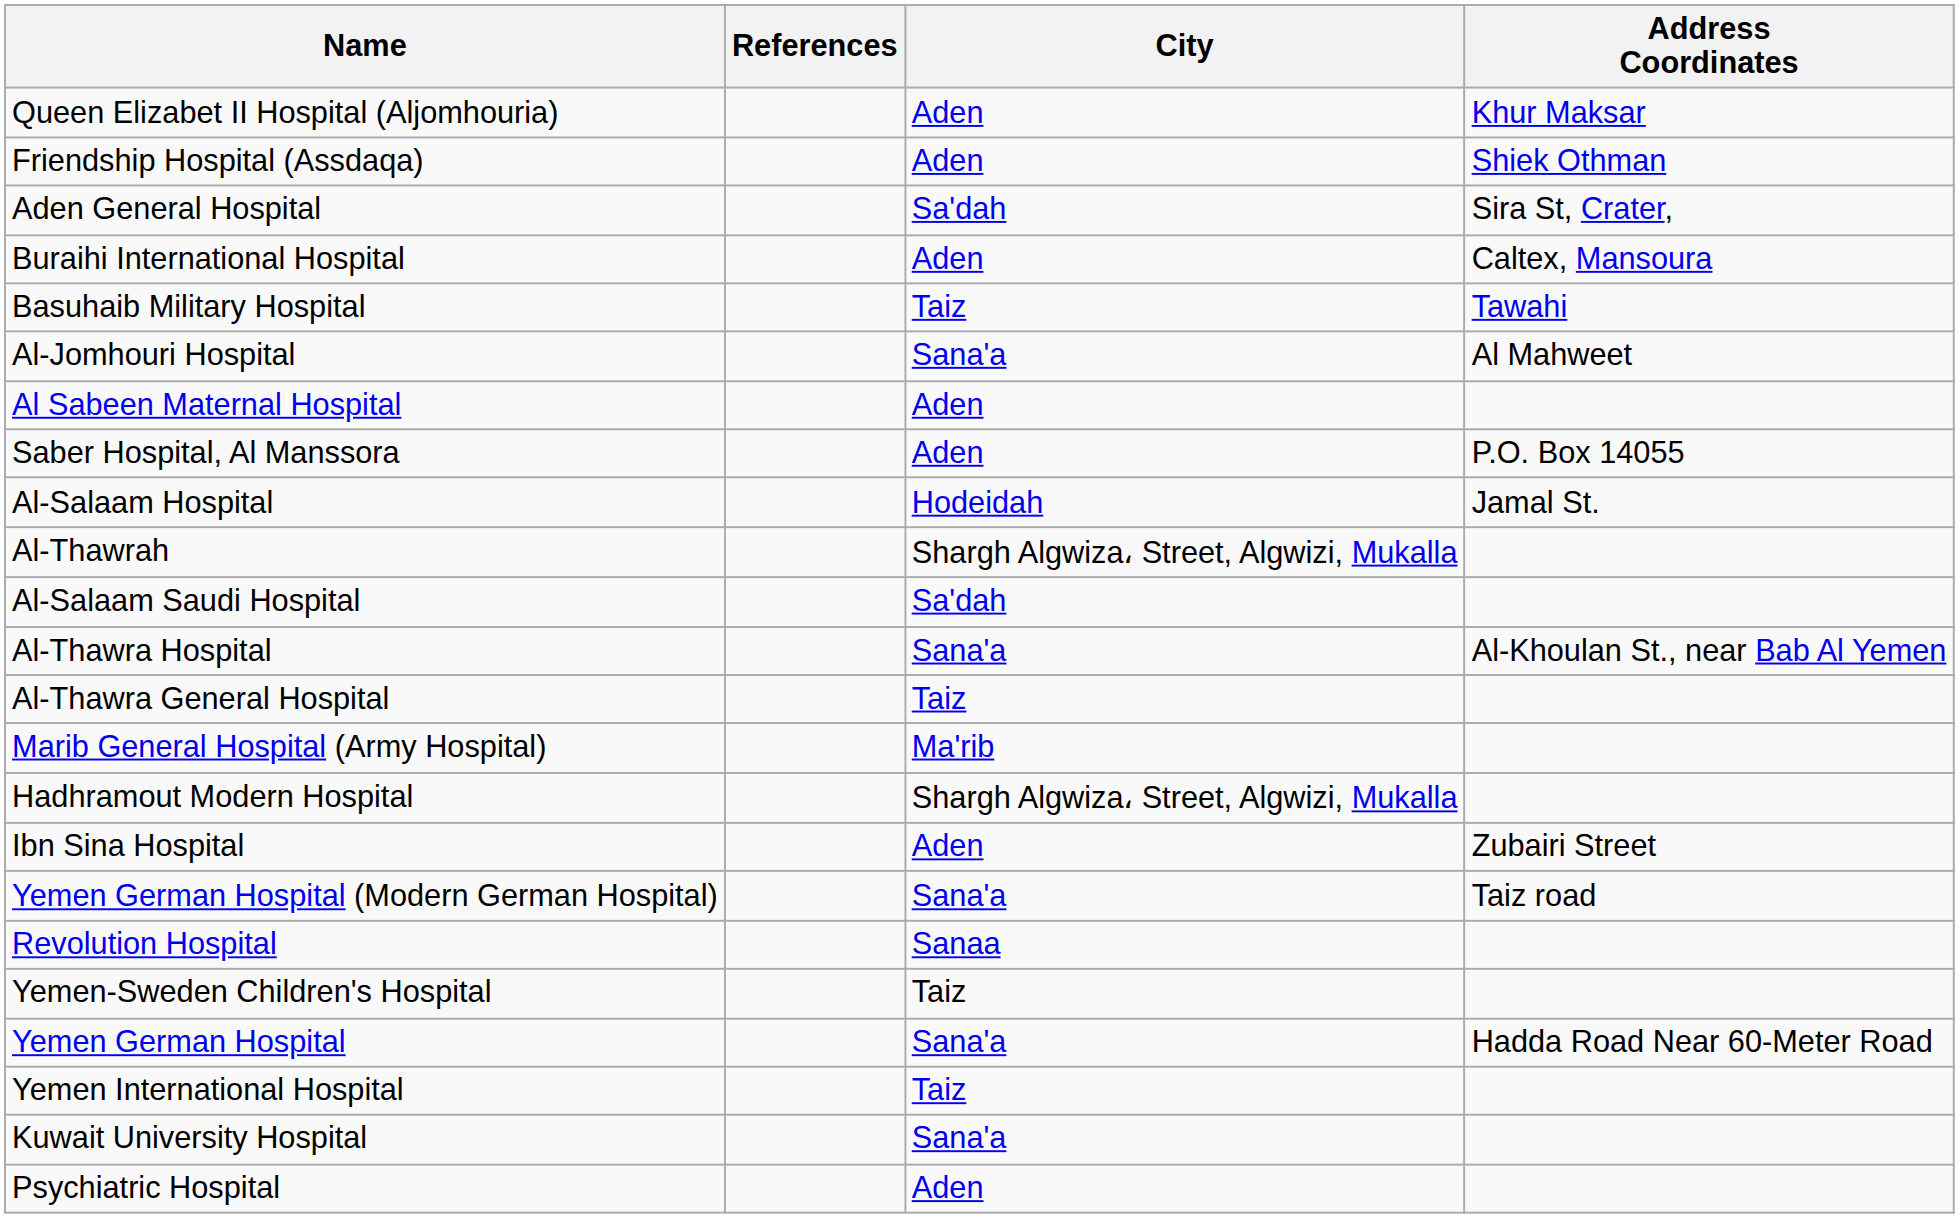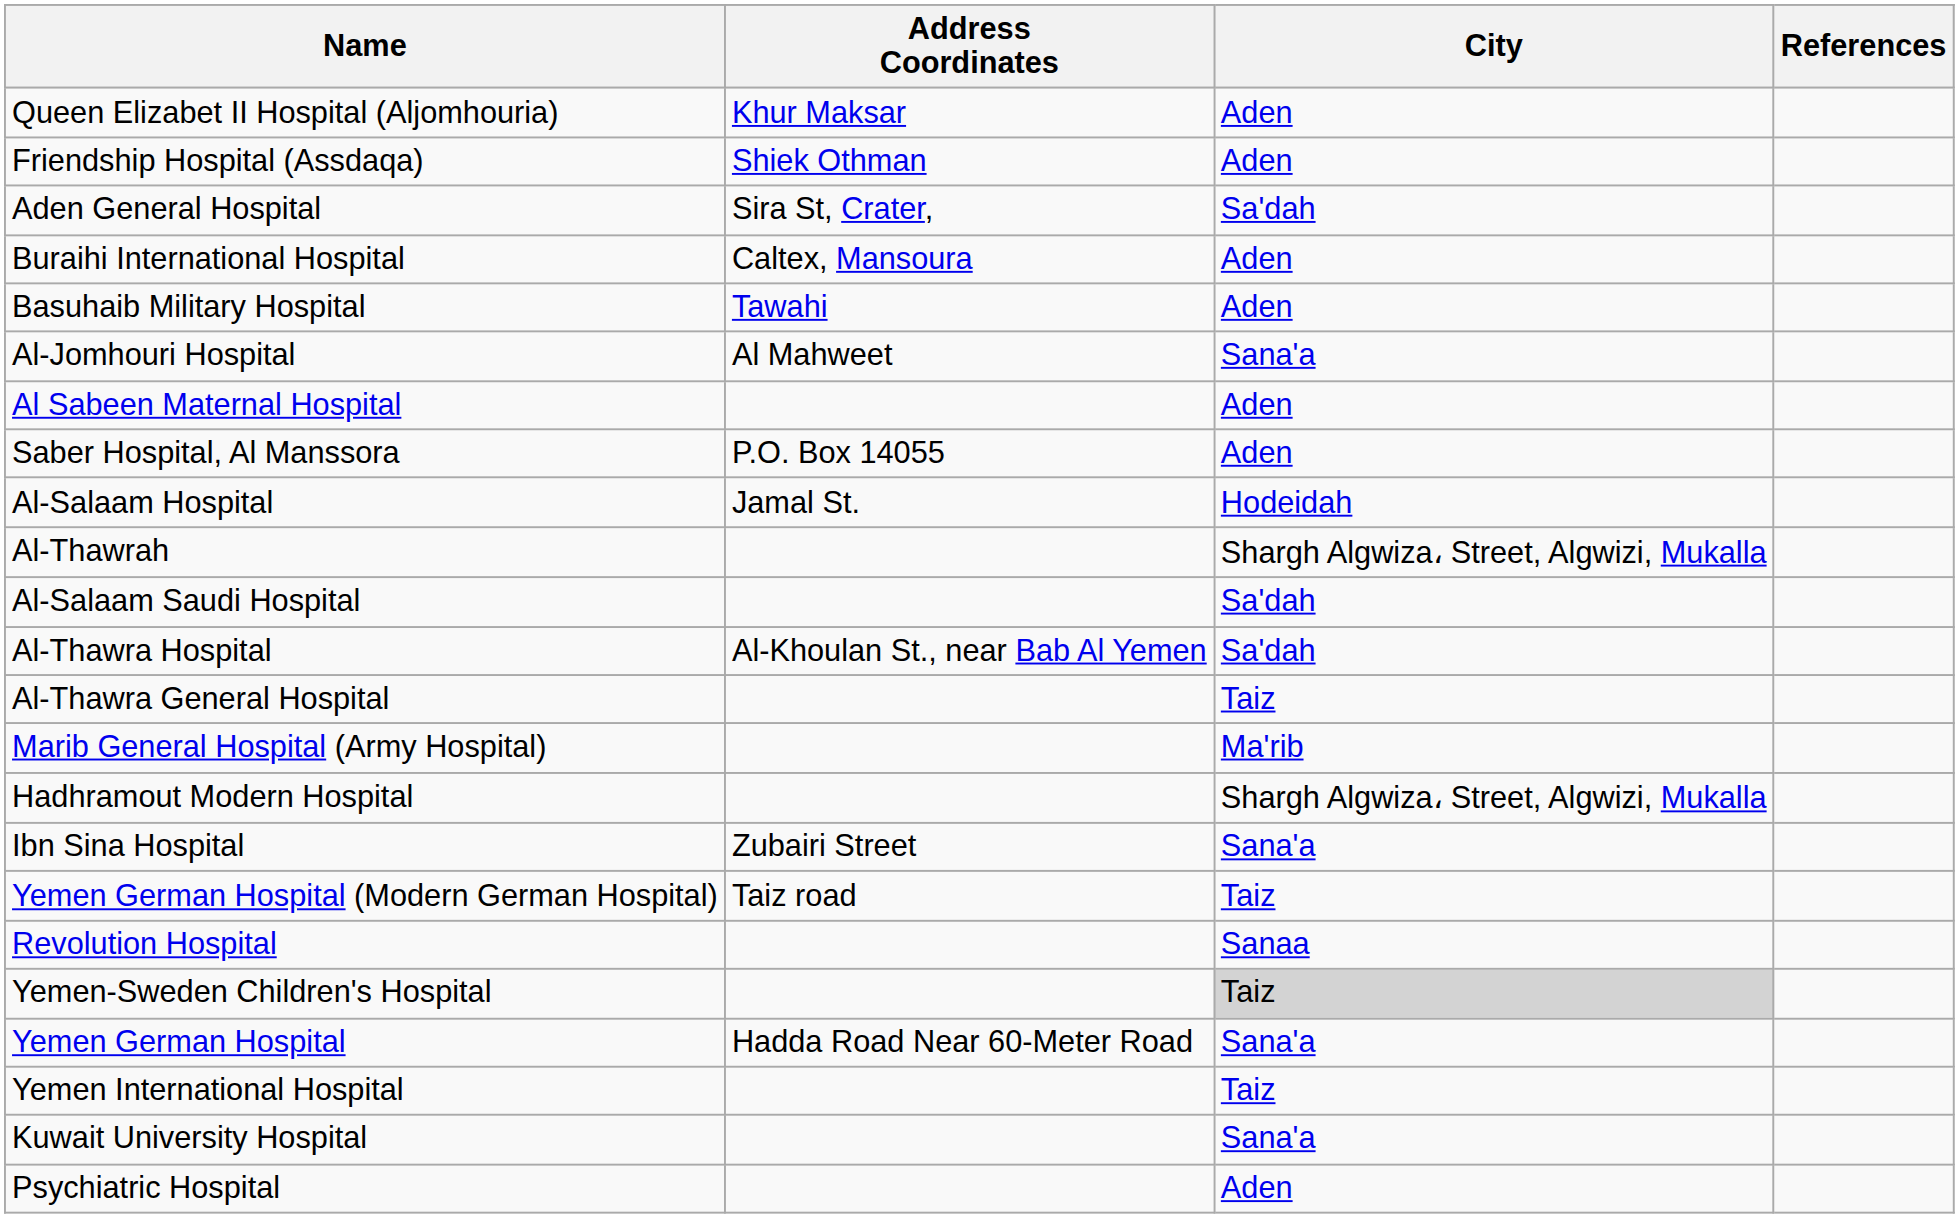columns swapped: (1709, 46) <-> (815, 46)
(939, 307) Taiz -> (1257, 307) Aden
(959, 649) Sana'a -> (1268, 649) Sa'dah
(948, 846) Aden -> (1268, 846) Sana'a
(959, 895) Sana'a -> (1248, 895) Taiz
(939, 992) no background -> (1248, 992) lightgrey background
